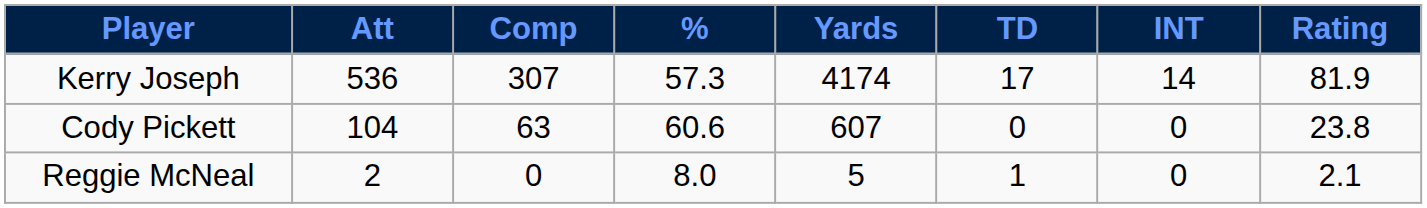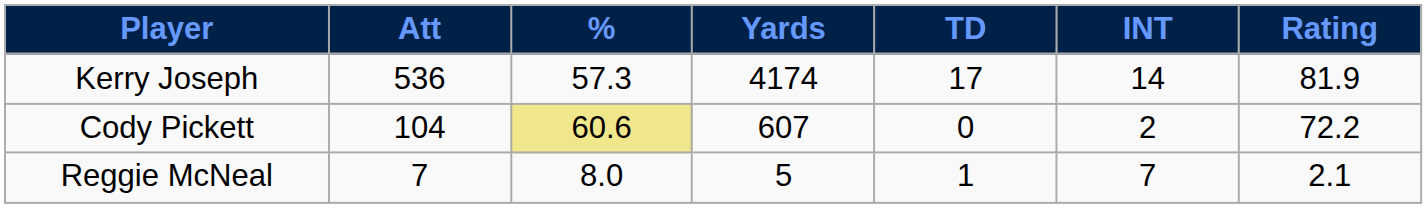- column: (534, 29)
(695, 127) no background -> (602, 127) khaki background
(1179, 127) 0 -> (1148, 127) 2
(1340, 127) 23.8 -> (1330, 127) 72.2
(372, 176) 2 -> (420, 176) 7
(1179, 176) 0 -> (1148, 176) 7
